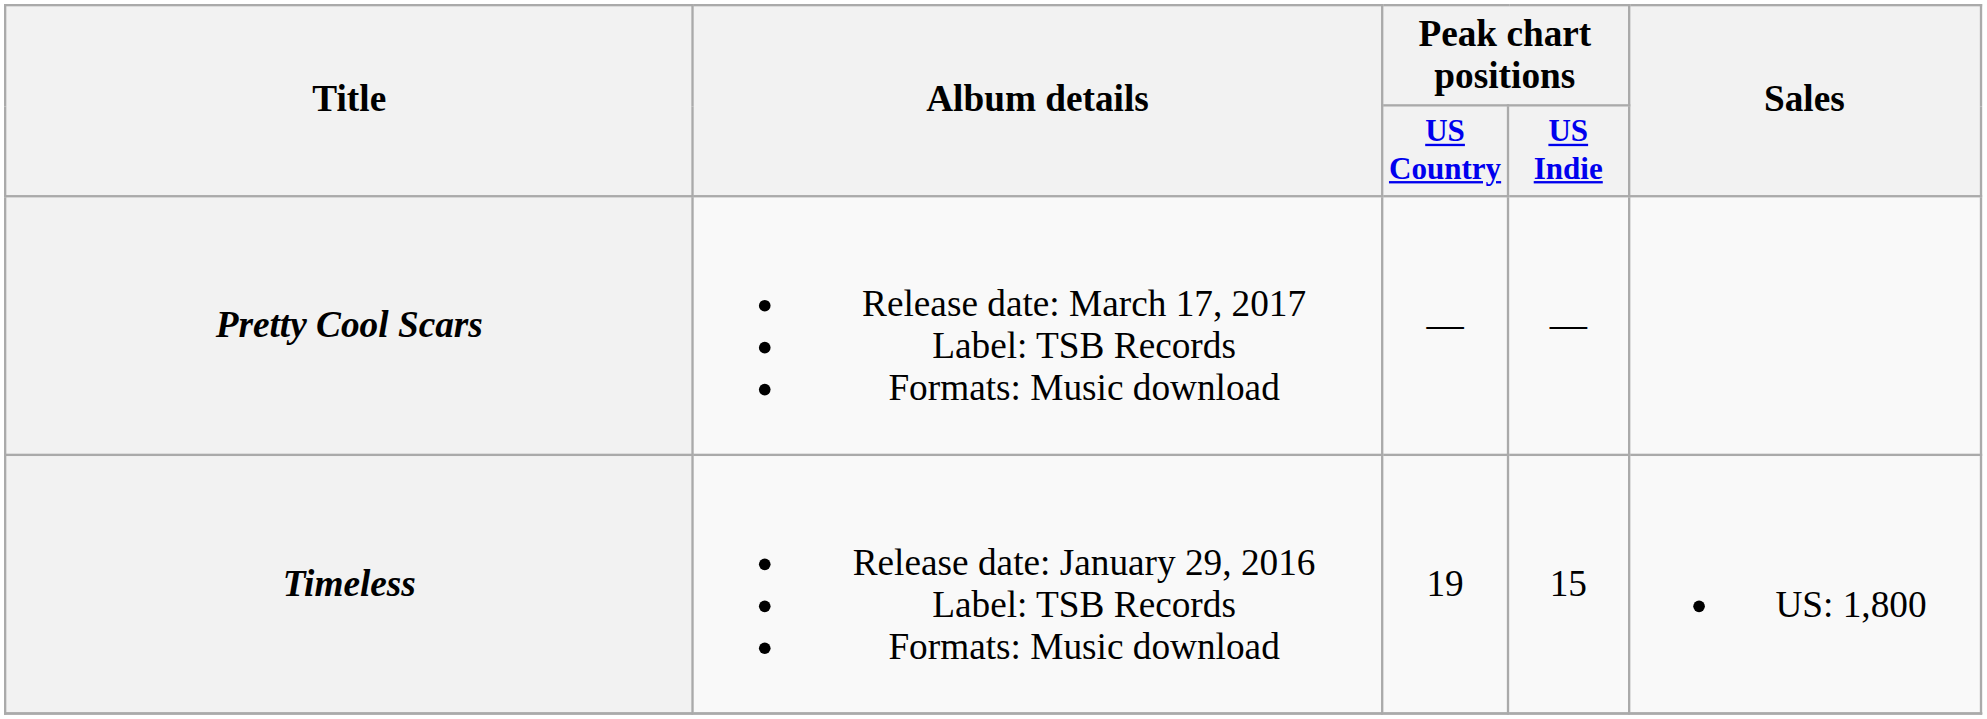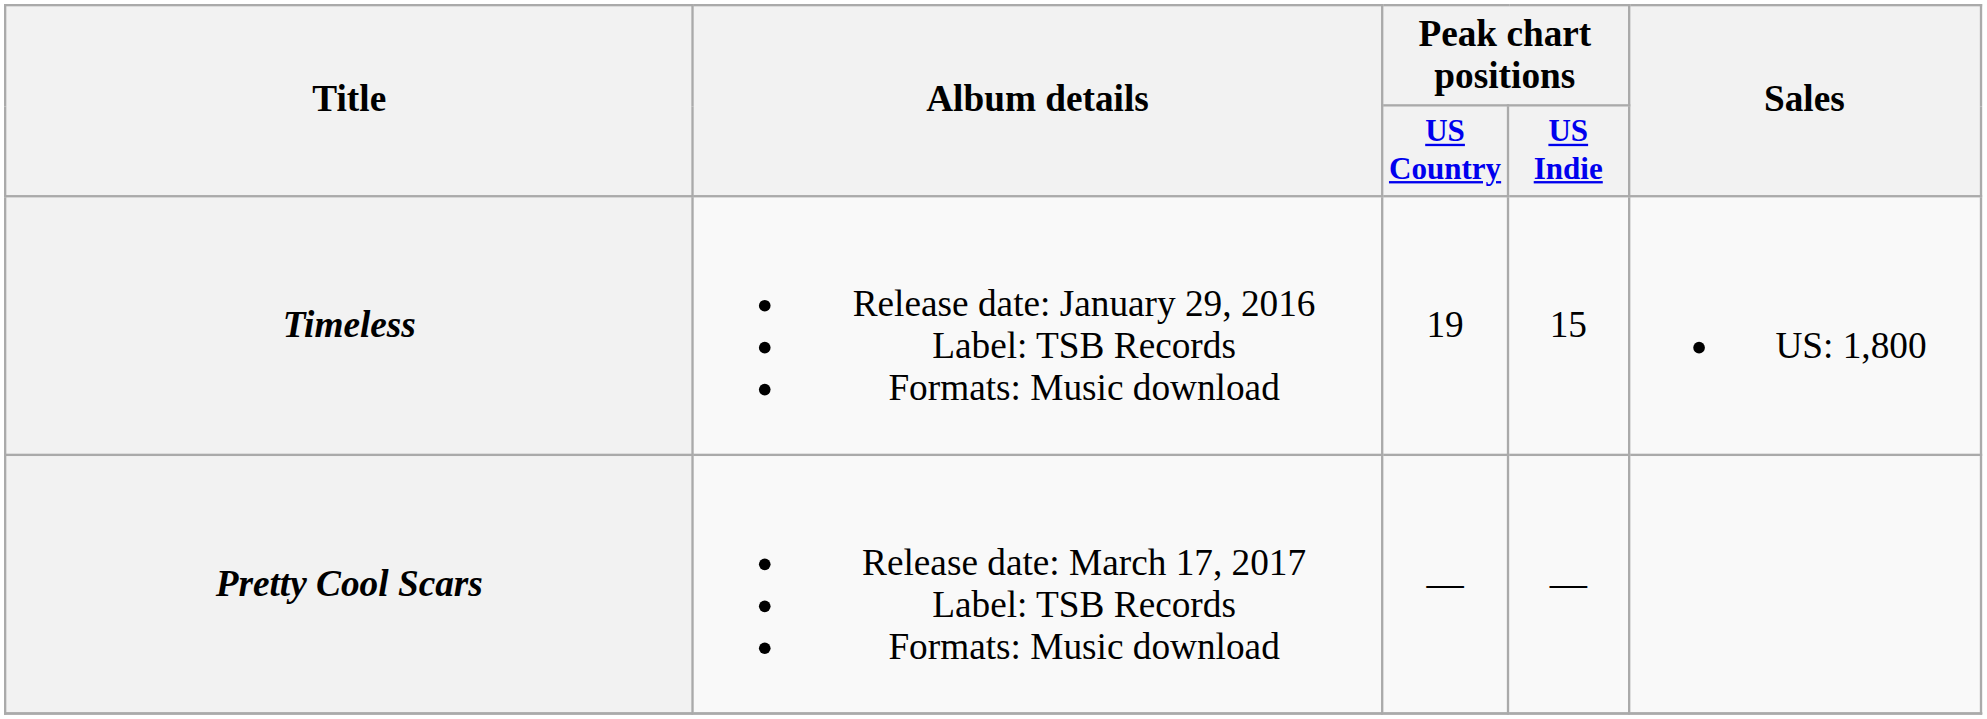rows swapped: (349, 584) <-> (349, 324)
